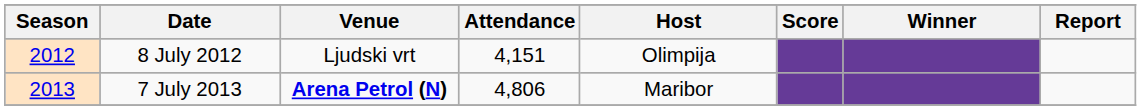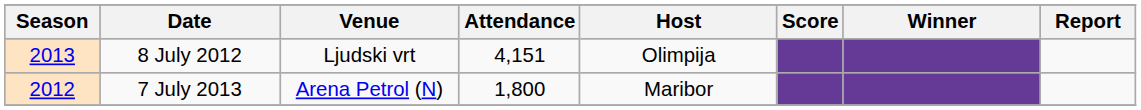(52, 55) 2012 -> (52, 55) 2013
(52, 89) 2013 -> (52, 89) 2012
(369, 89) bold -> (369, 89) normal
(520, 89) 4,806 -> (520, 89) 1,800
